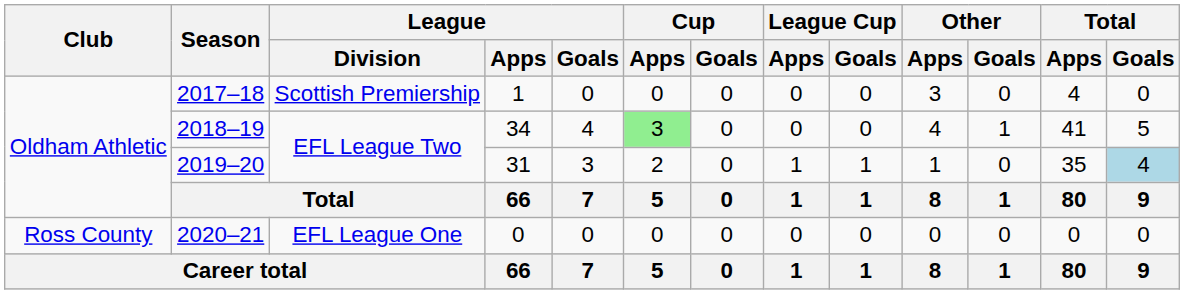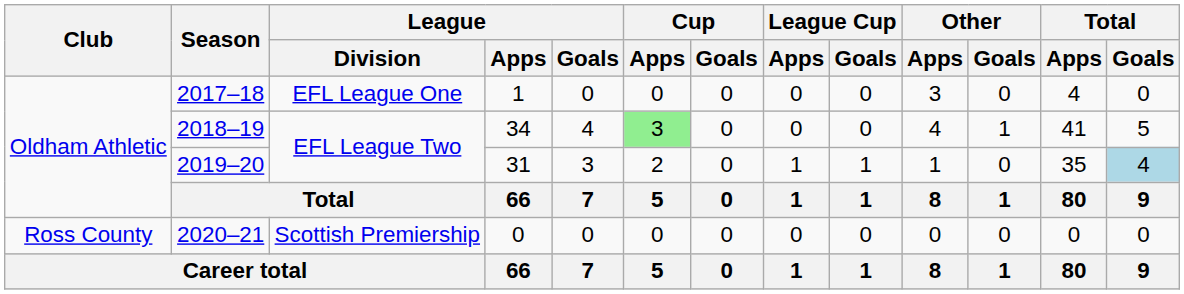(377, 93) Scottish Premiership -> (377, 93) EFL League One
(377, 235) EFL League One -> (377, 235) Scottish Premiership
